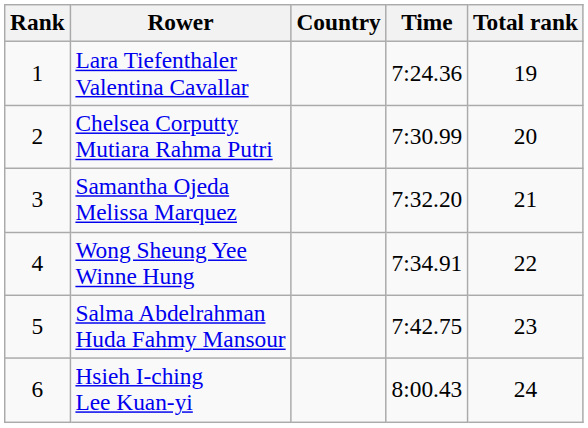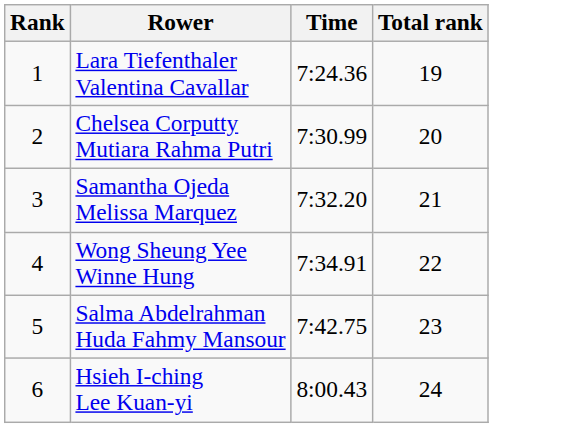- column: (339, 23)
